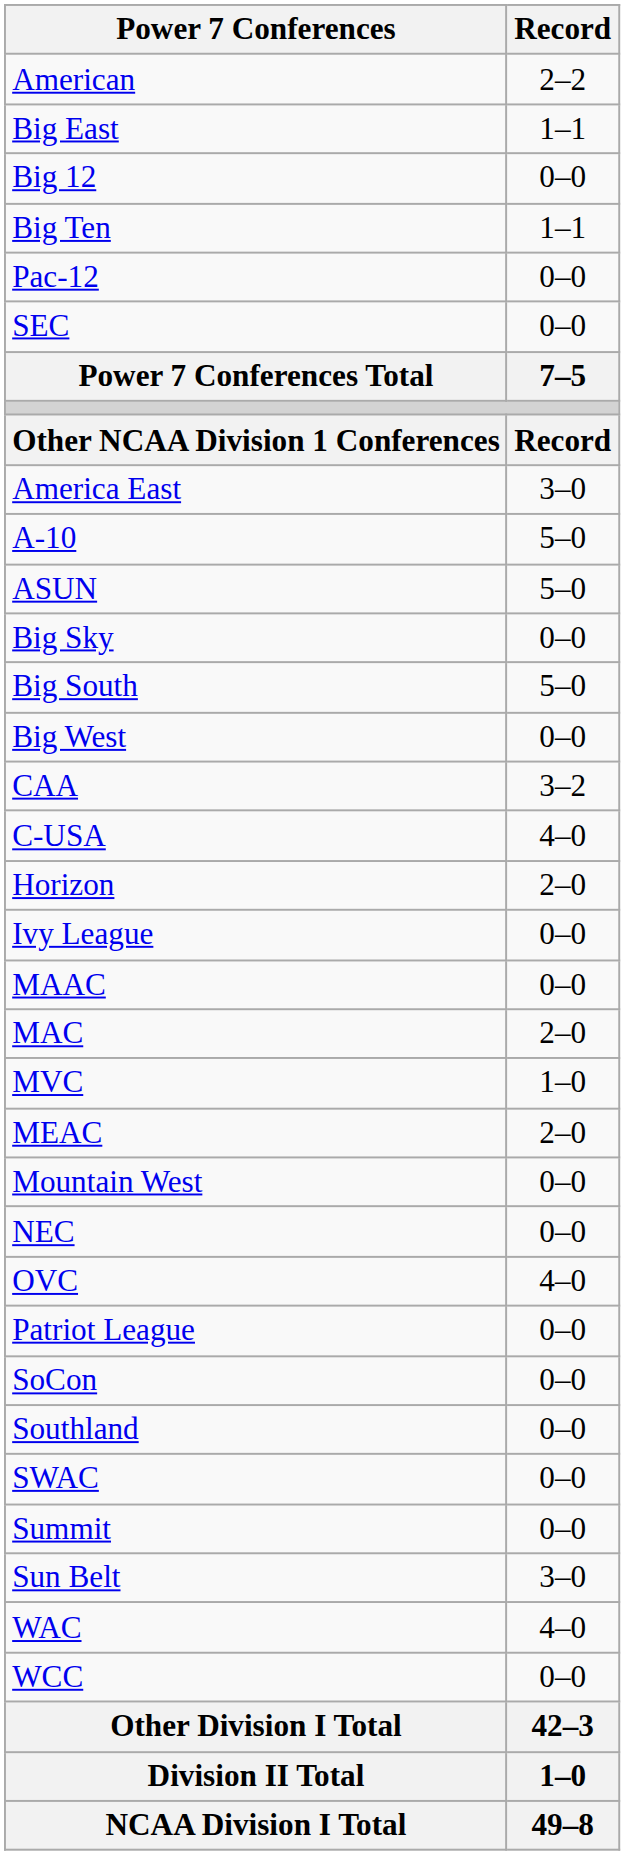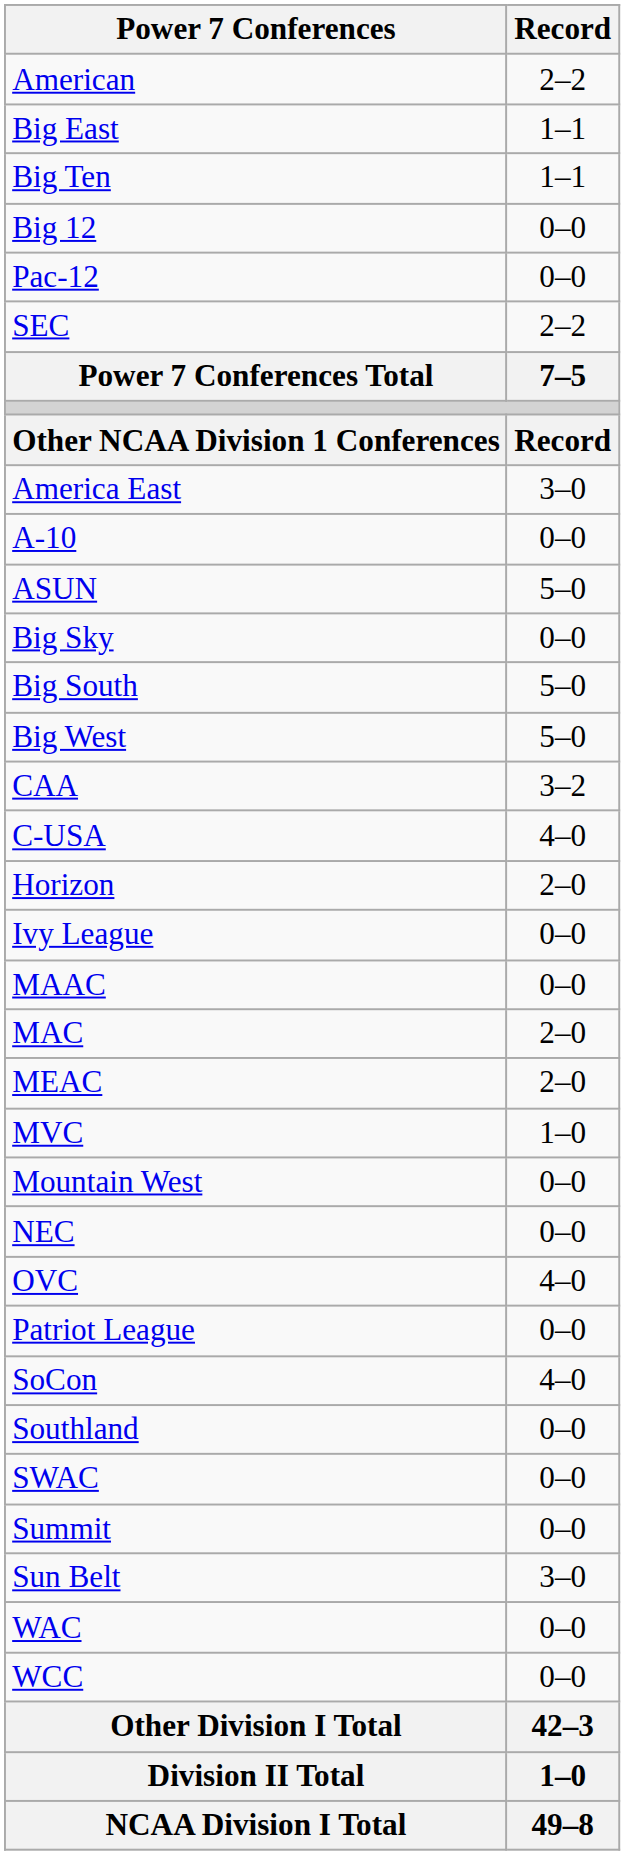rows swapped: (61, 227) <-> (54, 177)
(563, 326) 0–0 -> (563, 326) 2–2
(563, 538) 5–0 -> (563, 538) 0–0
(563, 736) 0–0 -> (563, 736) 5–0
rows swapped: (57, 1132) <-> (48, 1082)
(563, 1379) 0–0 -> (563, 1379) 4–0
(563, 1627) 4–0 -> (563, 1627) 0–0
